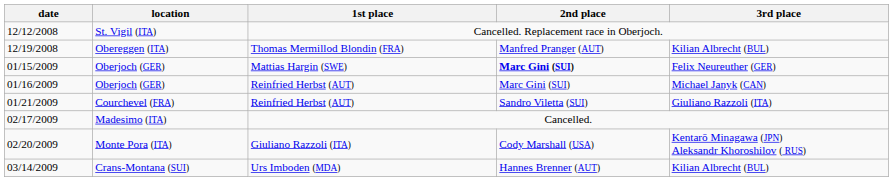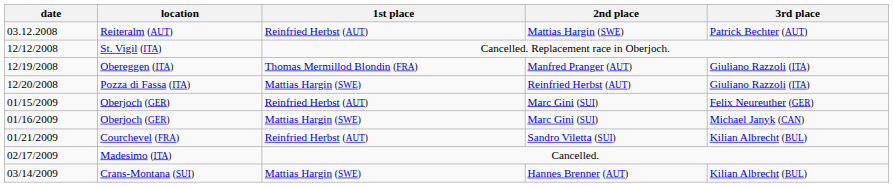+ row: (32, 31)
(720, 48) Kilian Albrecht (BUL) -> (760, 66) Giuliano Razzoli (ITA)
+ row: (32, 84)
(299, 66) Mattias Hargin (SWE) -> (316, 102) Reinfried Herbst (AUT)
(537, 66) bold -> (563, 102) normal
(302, 84) Reinfried Herbst (AUT) -> (313, 119) Mattias Hargin (SWE)
(722, 102) Giuliano Razzoli (ITA) -> (758, 137) Kilian Albrecht (BUL)
- row: (32, 144)
(296, 168) Urs Imboden (MDA) -> (313, 173) Mattias Hargin (SWE)
